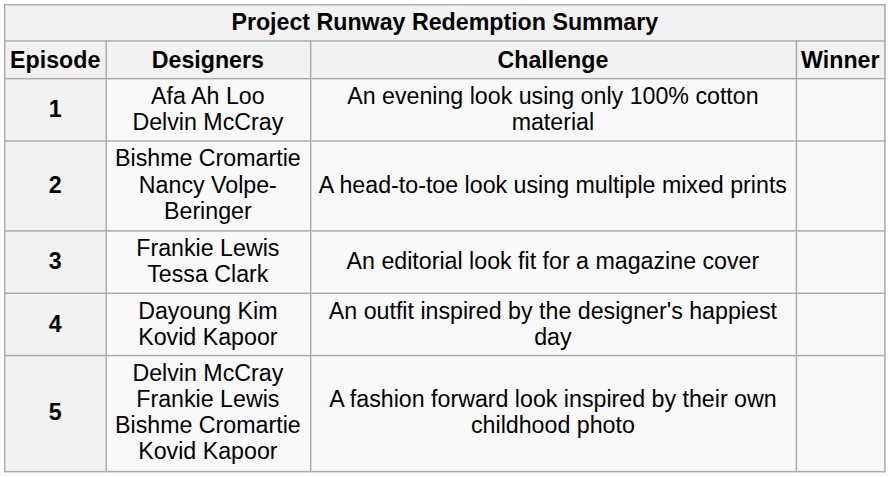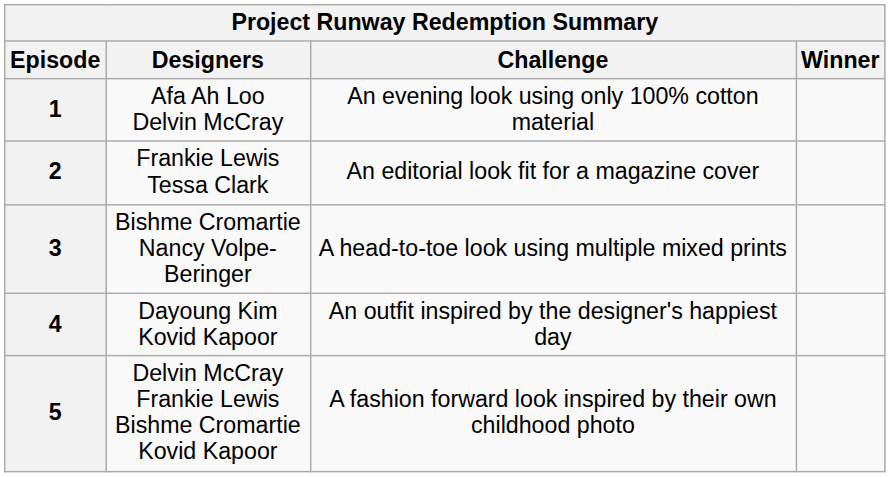(208, 185) Bishme Cromartie Nancy Volpe-Beringer -> (208, 172) Frankie Lewis Tessa Clark
(553, 185) A head-to-toe look using multiple mixed prints -> (553, 172) An editorial look fit for a magazine cover
(208, 261) Frankie Lewis Tessa Clark -> (208, 248) Bishme Cromartie Nancy Volpe-Beringer
(553, 261) An editorial look fit for a magazine cover -> (553, 248) A head-to-toe look using multiple mixed prints
